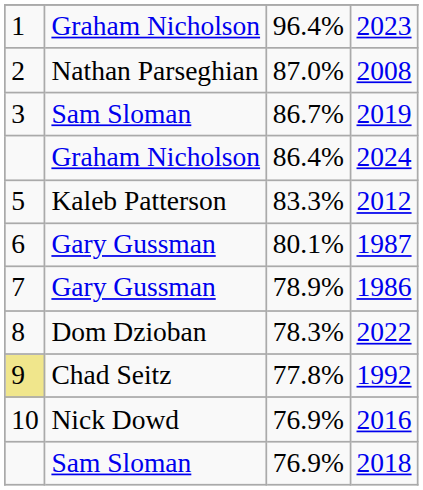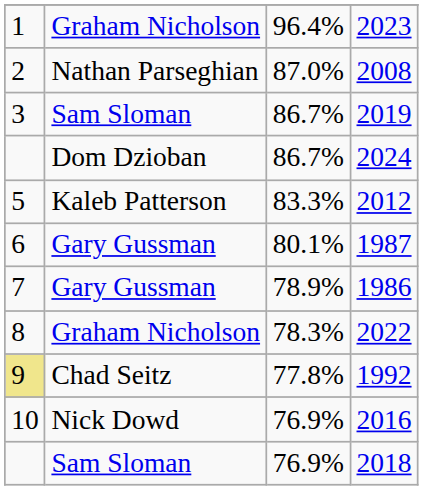(156, 157) Graham Nicholson -> (129, 157) Dom Dzioban
(308, 157) 86.4% -> (308, 157) 86.7%
(129, 331) Dom Dzioban -> (156, 331) Graham Nicholson
